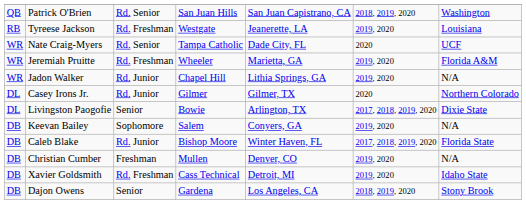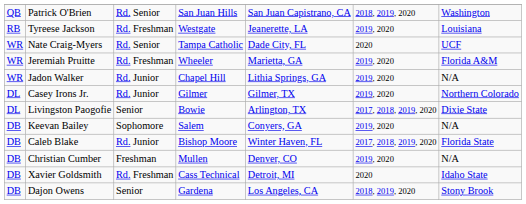(364, 94) 2020 -> (375, 94) 2019, 2020
(375, 175) 2019, 2020 -> (364, 175) 2020
